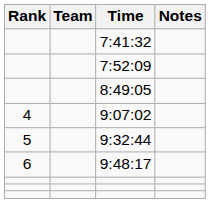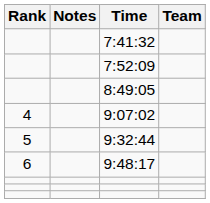columns swapped: (73, 16) <-> (180, 16)
